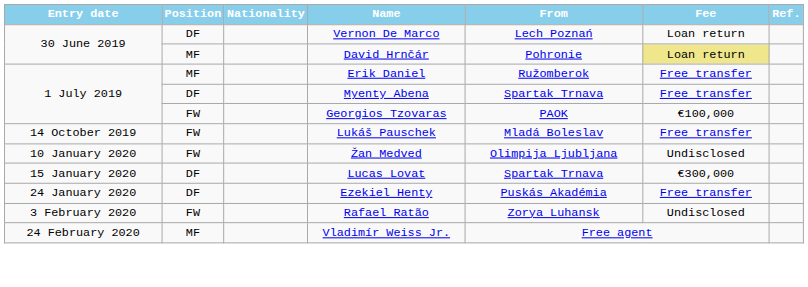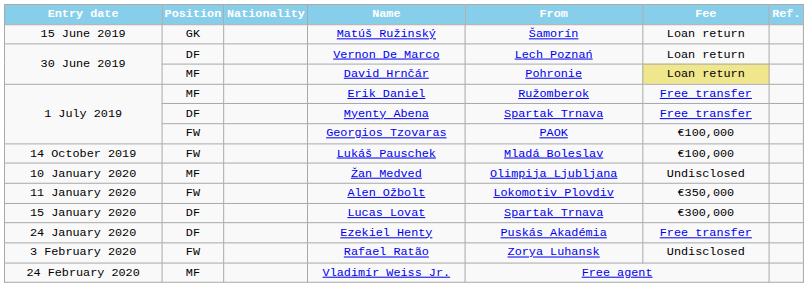+ row: (386, 34)
(706, 133) Free transfer -> (706, 153) €100,000
(193, 153) FW -> (193, 173) MF
+ row: (386, 193)
